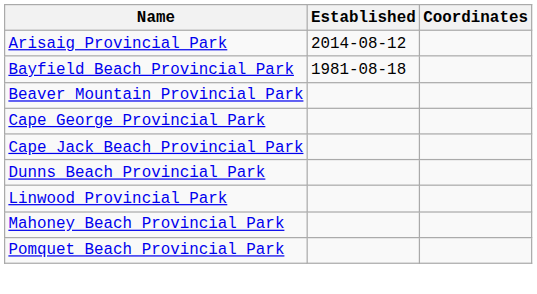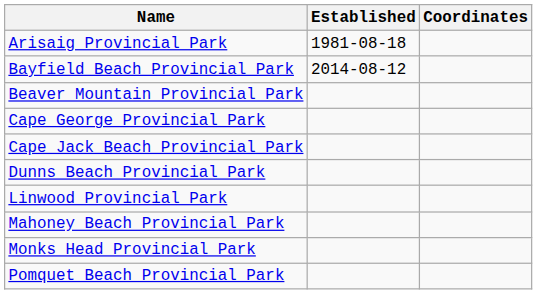(359, 43) 2014-08-12 -> (359, 43) 1981-08-18
(359, 69) 1981-08-18 -> (359, 69) 2014-08-12
+ row: (132, 250)
